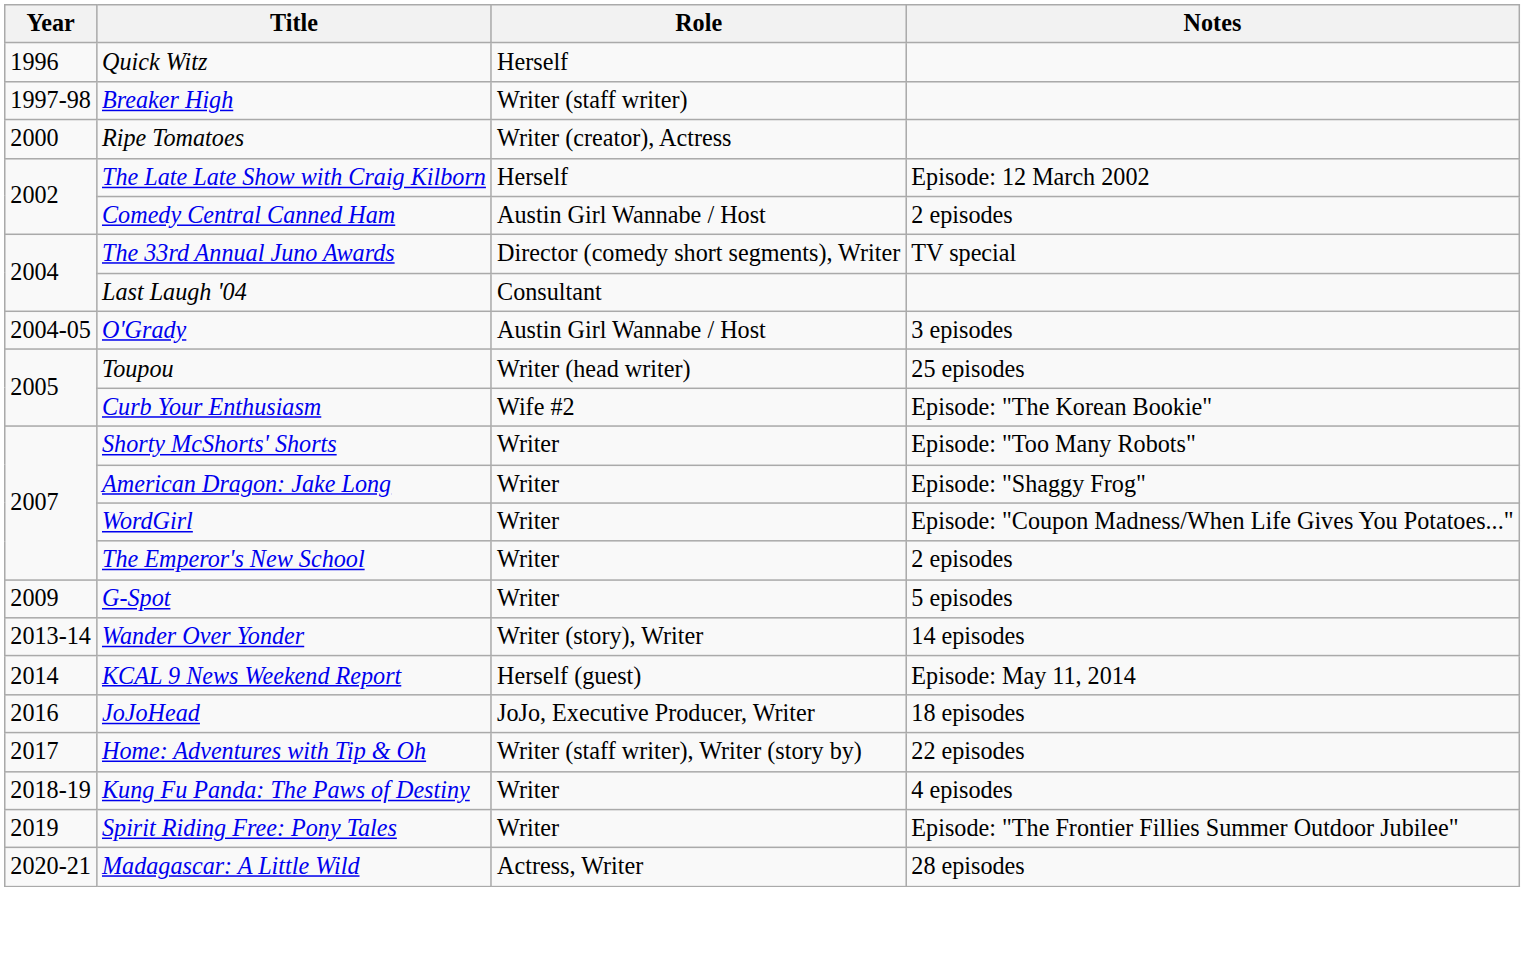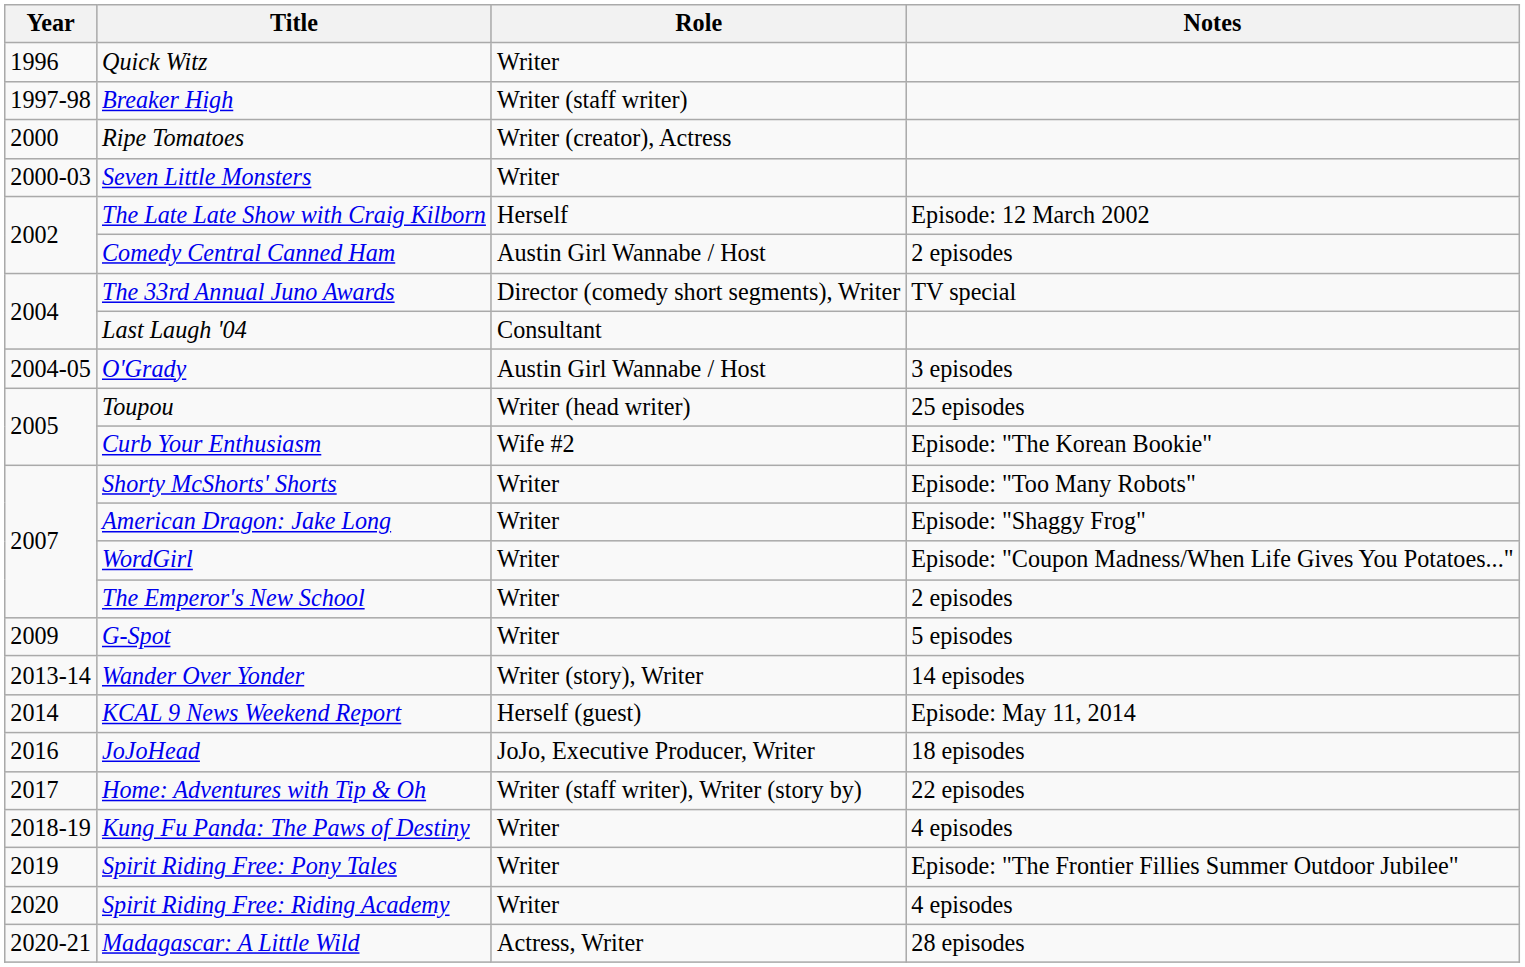(533, 61) Herself -> (528, 61) Writer
+ row: (207, 176)
+ row: (276, 904)
